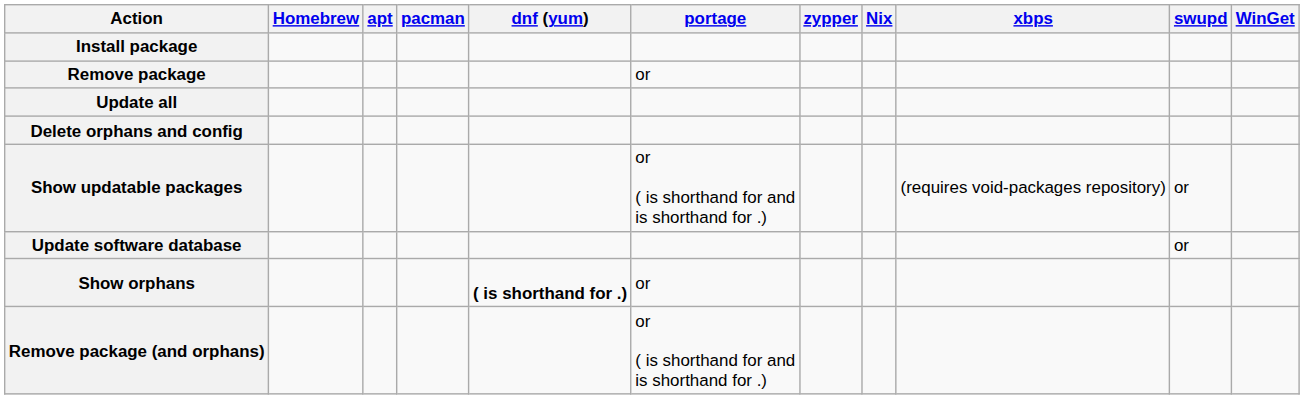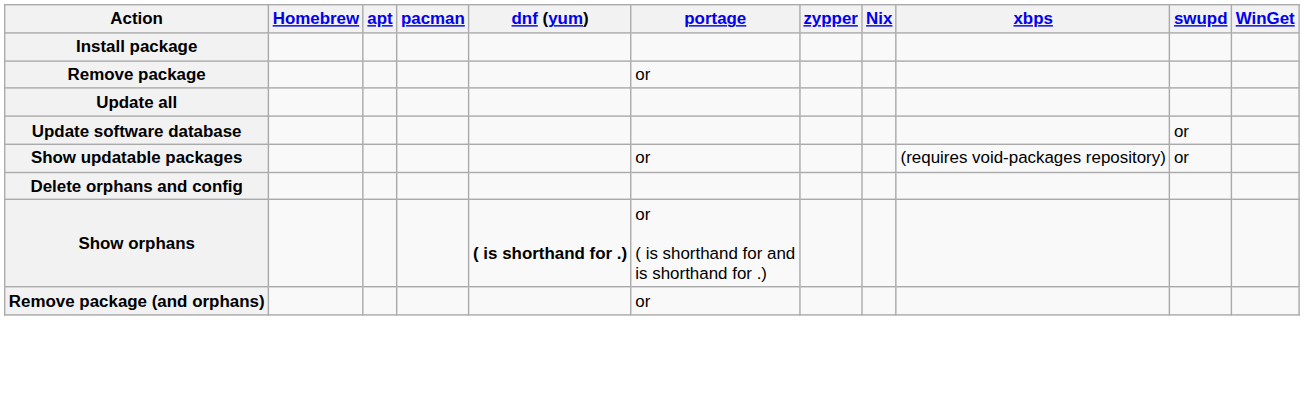rows swapped: (137, 245) <-> (137, 130)
(715, 188) or ( is shorthand for and is shorthand for .) -> (643, 158) or
(643, 283) or -> (715, 244) or ( is shorthand for and is shorthand for .)
(715, 350) or ( is shorthand for and is shorthand for .) -> (643, 301) or
